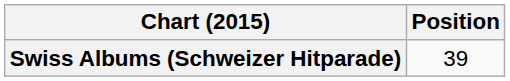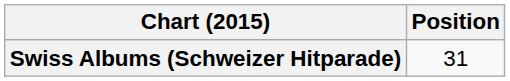(456, 57) 39 -> (456, 57) 31
